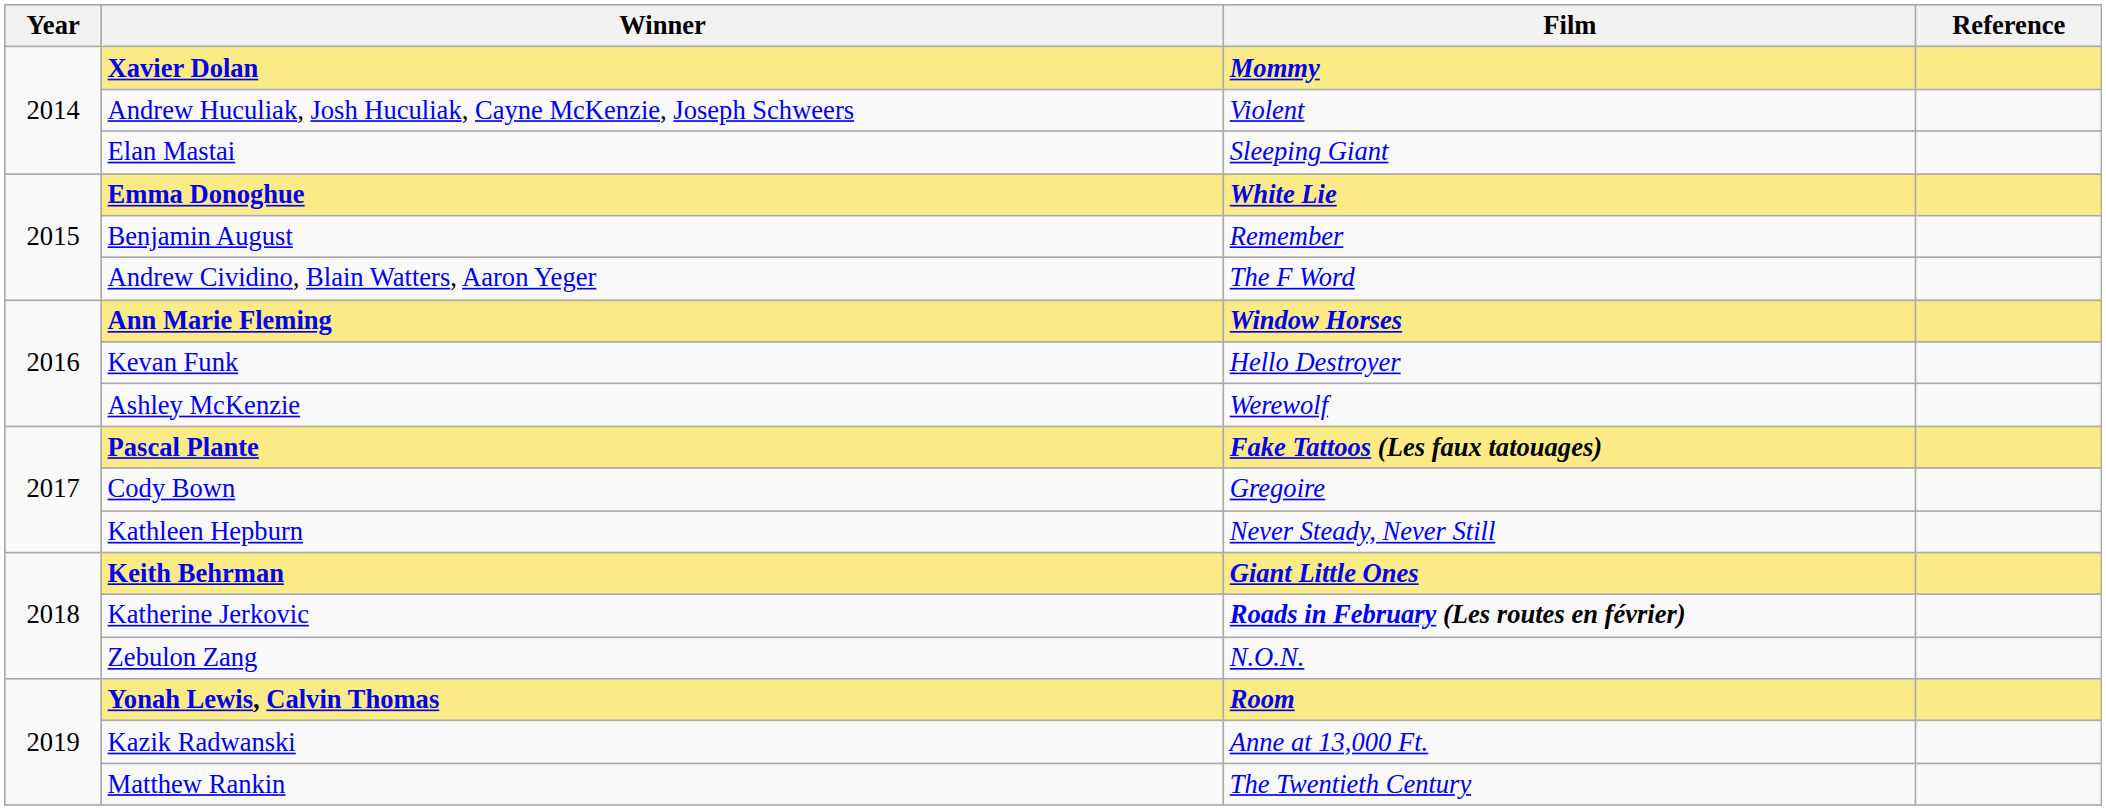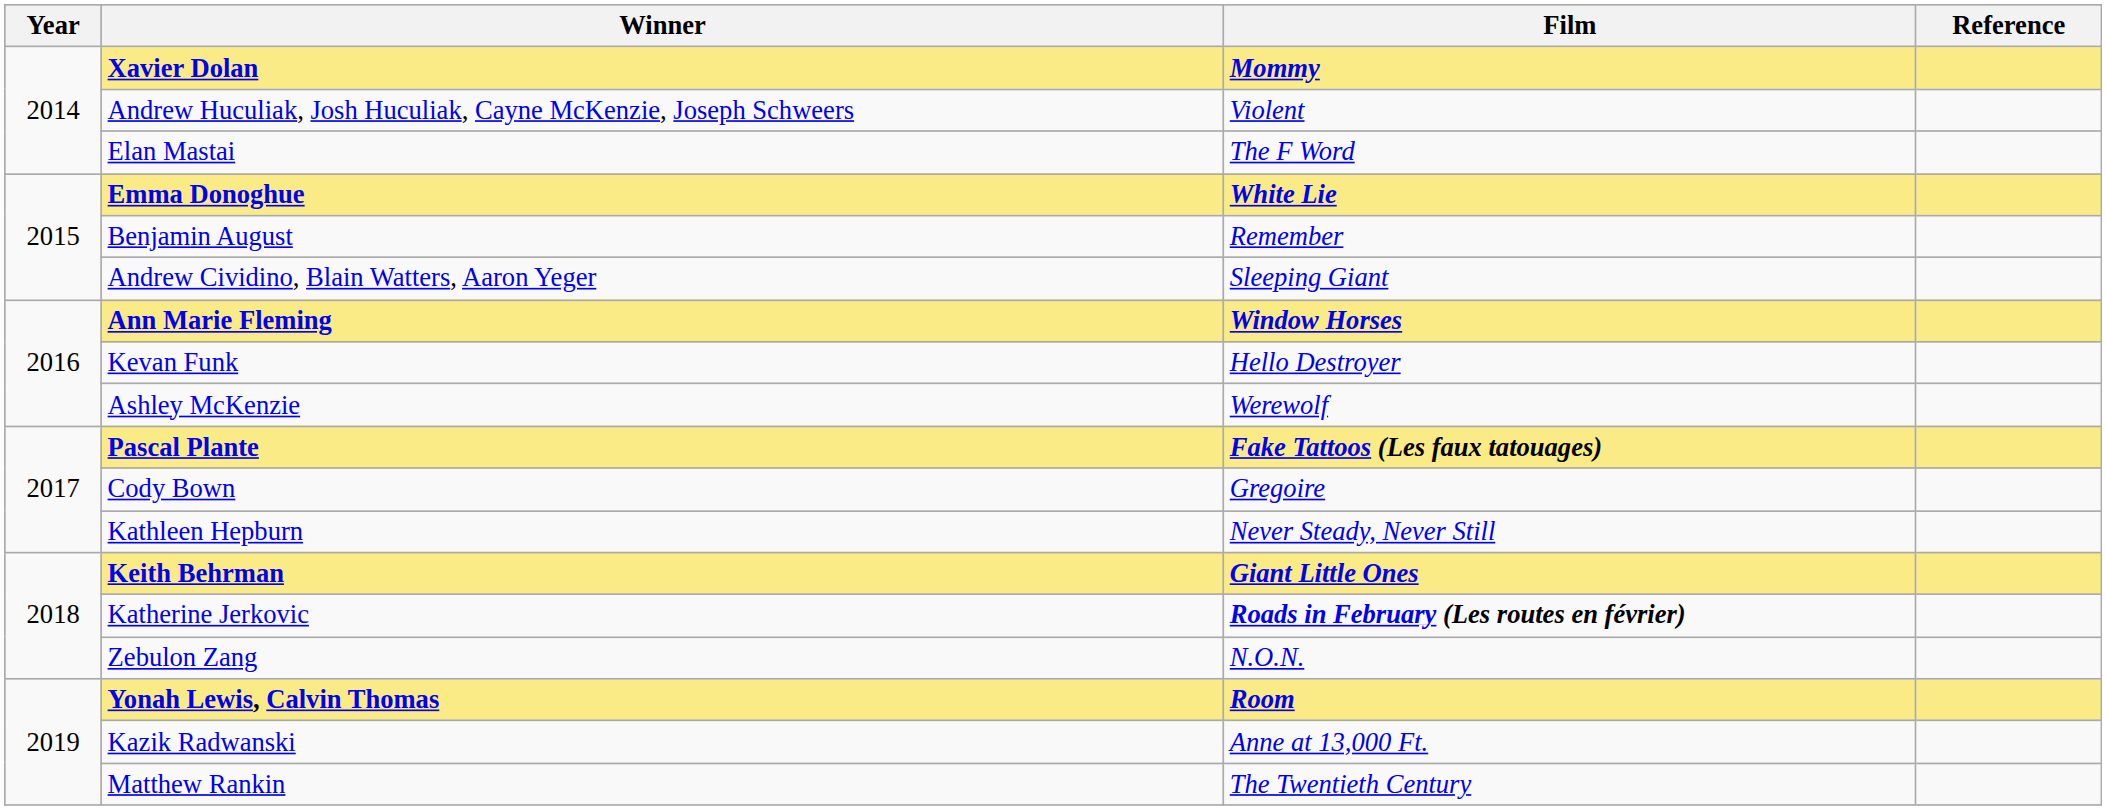(1309, 151) Sleeping Giant -> (1292, 151) The F Word
(1292, 278) The F Word -> (1309, 278) Sleeping Giant
